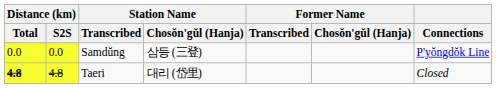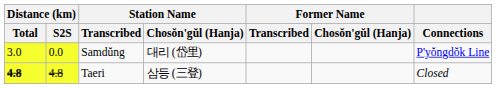(14, 53) 0.0 -> (14, 53) 3.0
(174, 53) 삼등 (三登) -> (174, 53) 대리 (岱里)
(174, 73) 대리 (岱里) -> (174, 73) 삼등 (三登)
